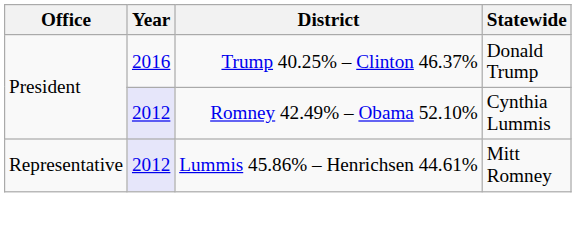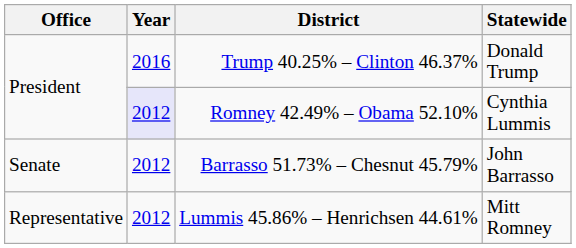+ row: (339, 165)
(151, 165) lavender background -> (151, 217) no background
